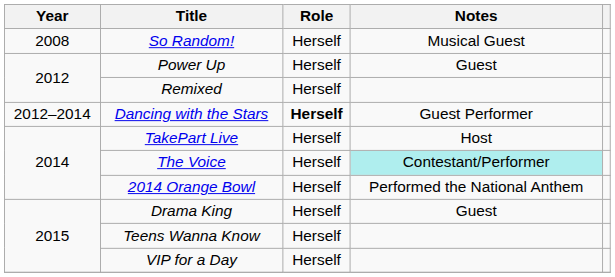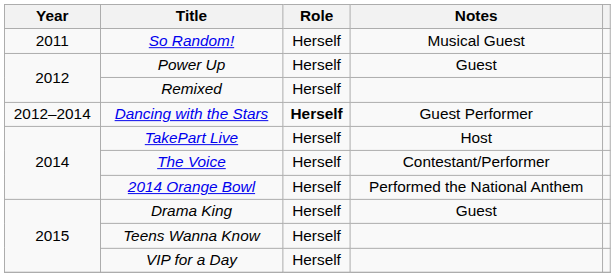(52, 41) 2008 -> (52, 41) 2011
(476, 162) paleturquoise background -> (476, 162) no background
